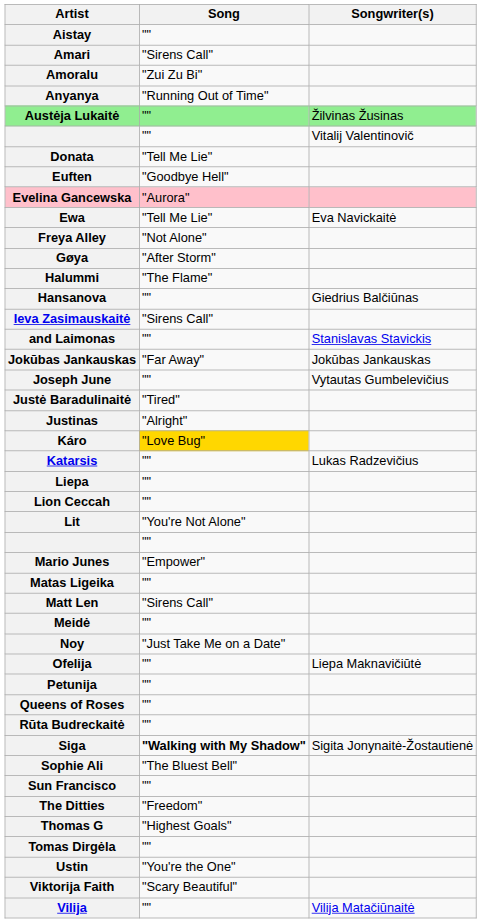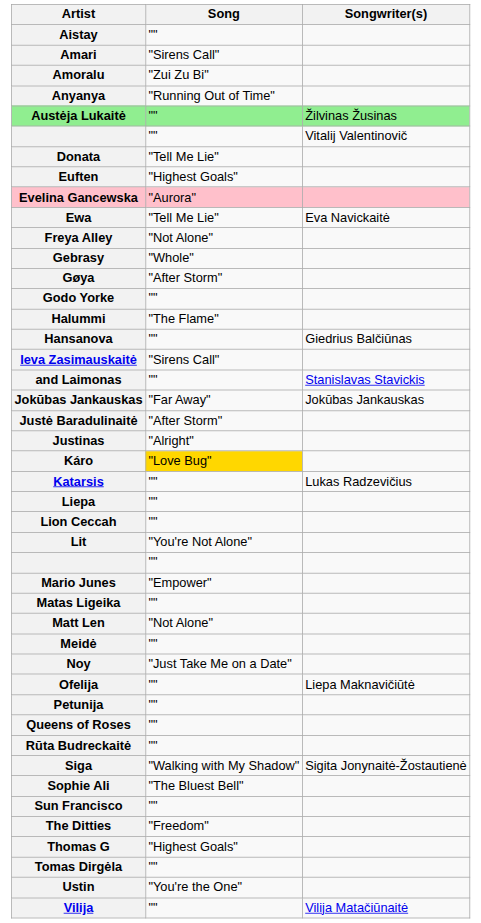(185, 177) "Goodbye Hell" -> (193, 177) "Highest Goals"
+ row: (78, 258)
+ row: (78, 298)
- row: (72, 380)
(161, 400) "Tired" -> (185, 420) "After Storm"
(177, 603) "Sirens Call" -> (181, 623) "Not Alone"
(224, 745) bold -> (224, 765) normal
- row: (72, 887)
